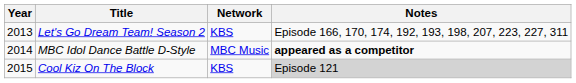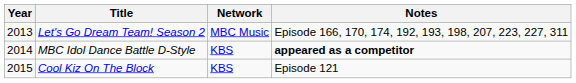(222, 31) KBS -> (240, 31) MBC Music
(240, 50) MBC Music -> (222, 50) KBS
(306, 68) lightgrey background -> (306, 68) no background
